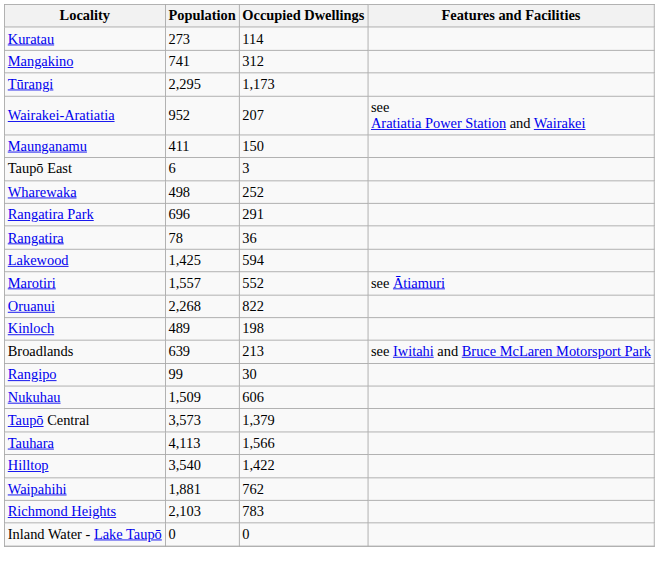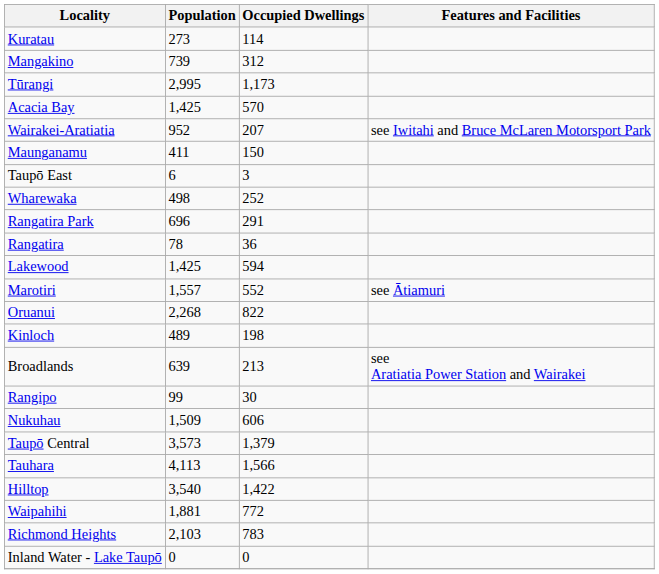(179, 61) 741 -> (179, 61) 739
(185, 84) 2,295 -> (185, 84) 2,995
+ row: (41, 107)
(478, 115) see Aratiatia Power Station and Wairakei -> (511, 130) see Iwitahi and Bruce McLaren Motorsport Park
(511, 351) see Iwitahi and Bruce McLaren Motorsport Park -> (478, 366) see Aratiatia Power Station and Wairakei
(253, 488) 762 -> (253, 511) 772
